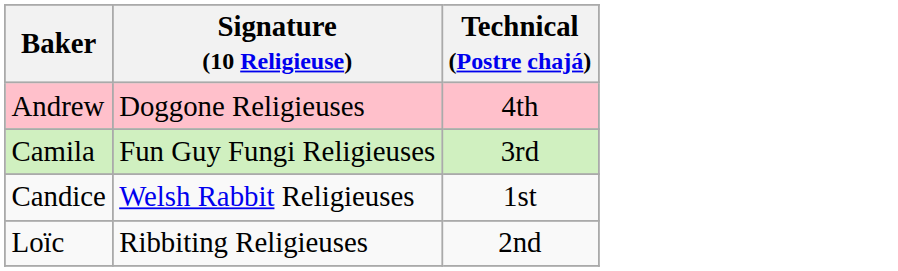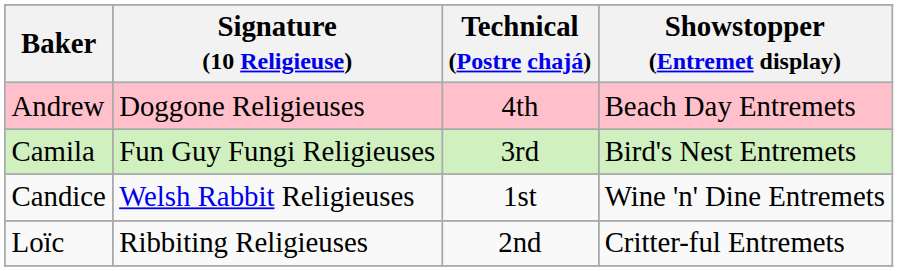+ column: (745, 43)
